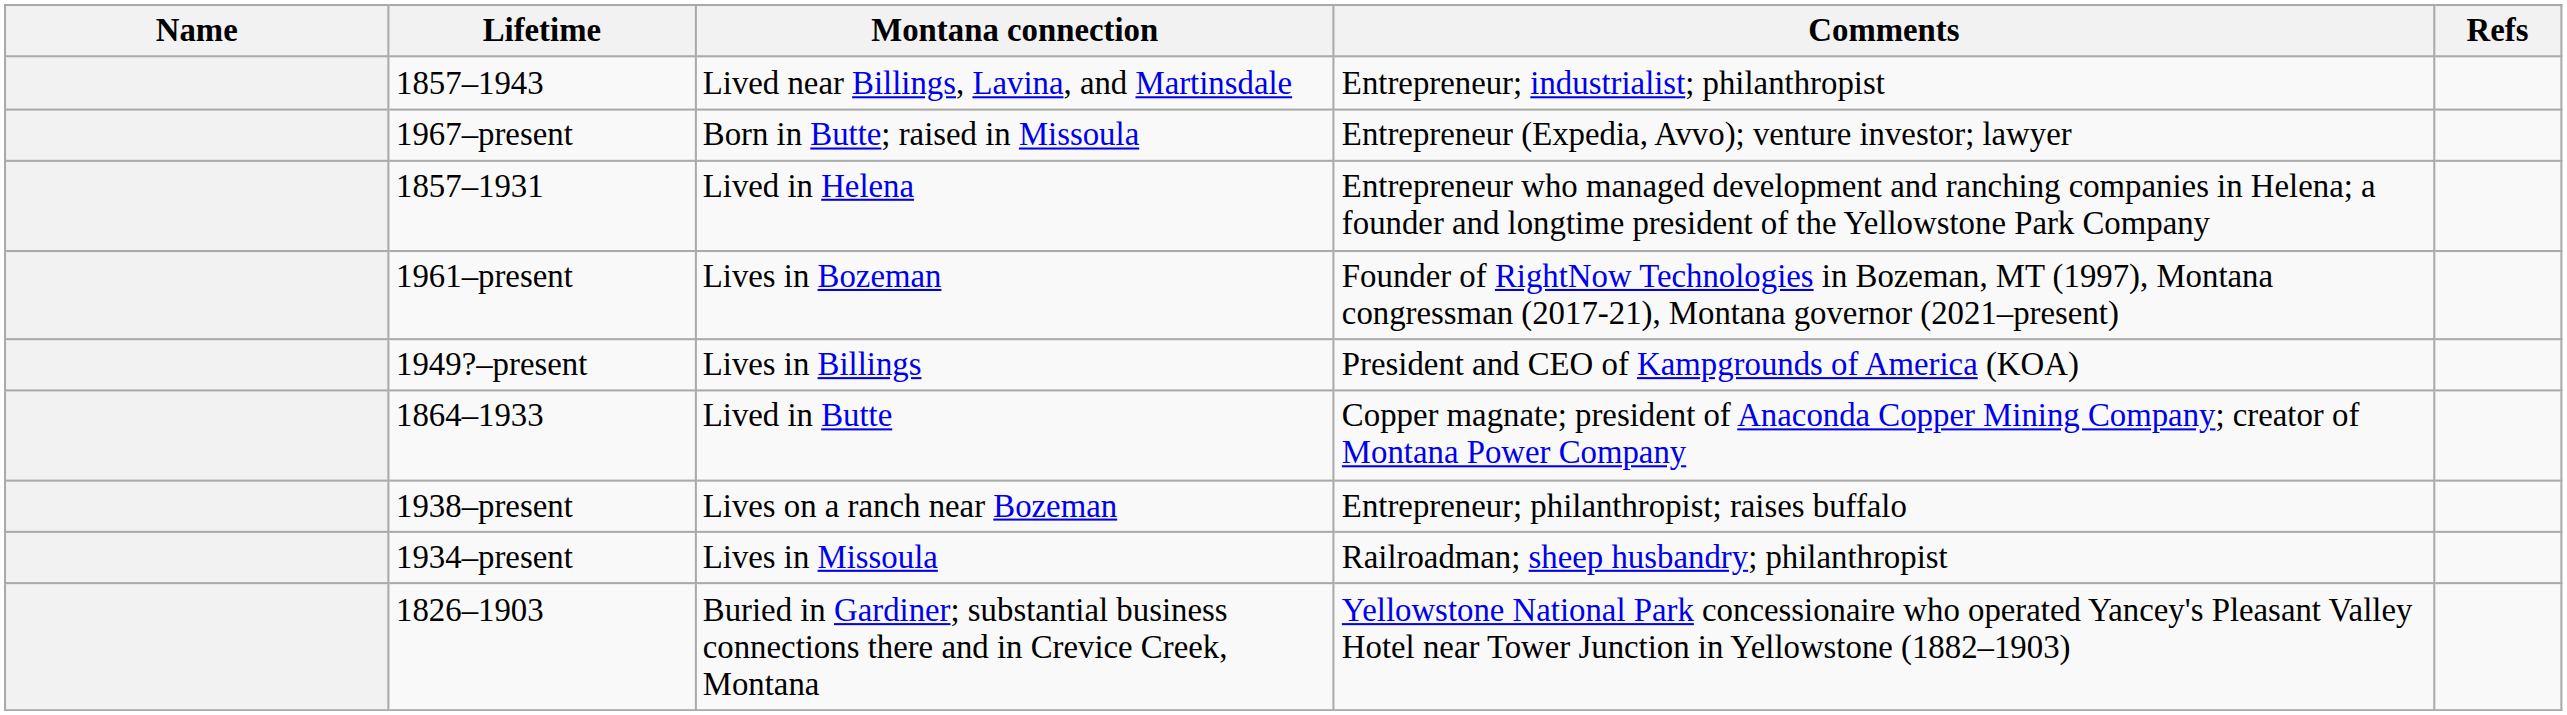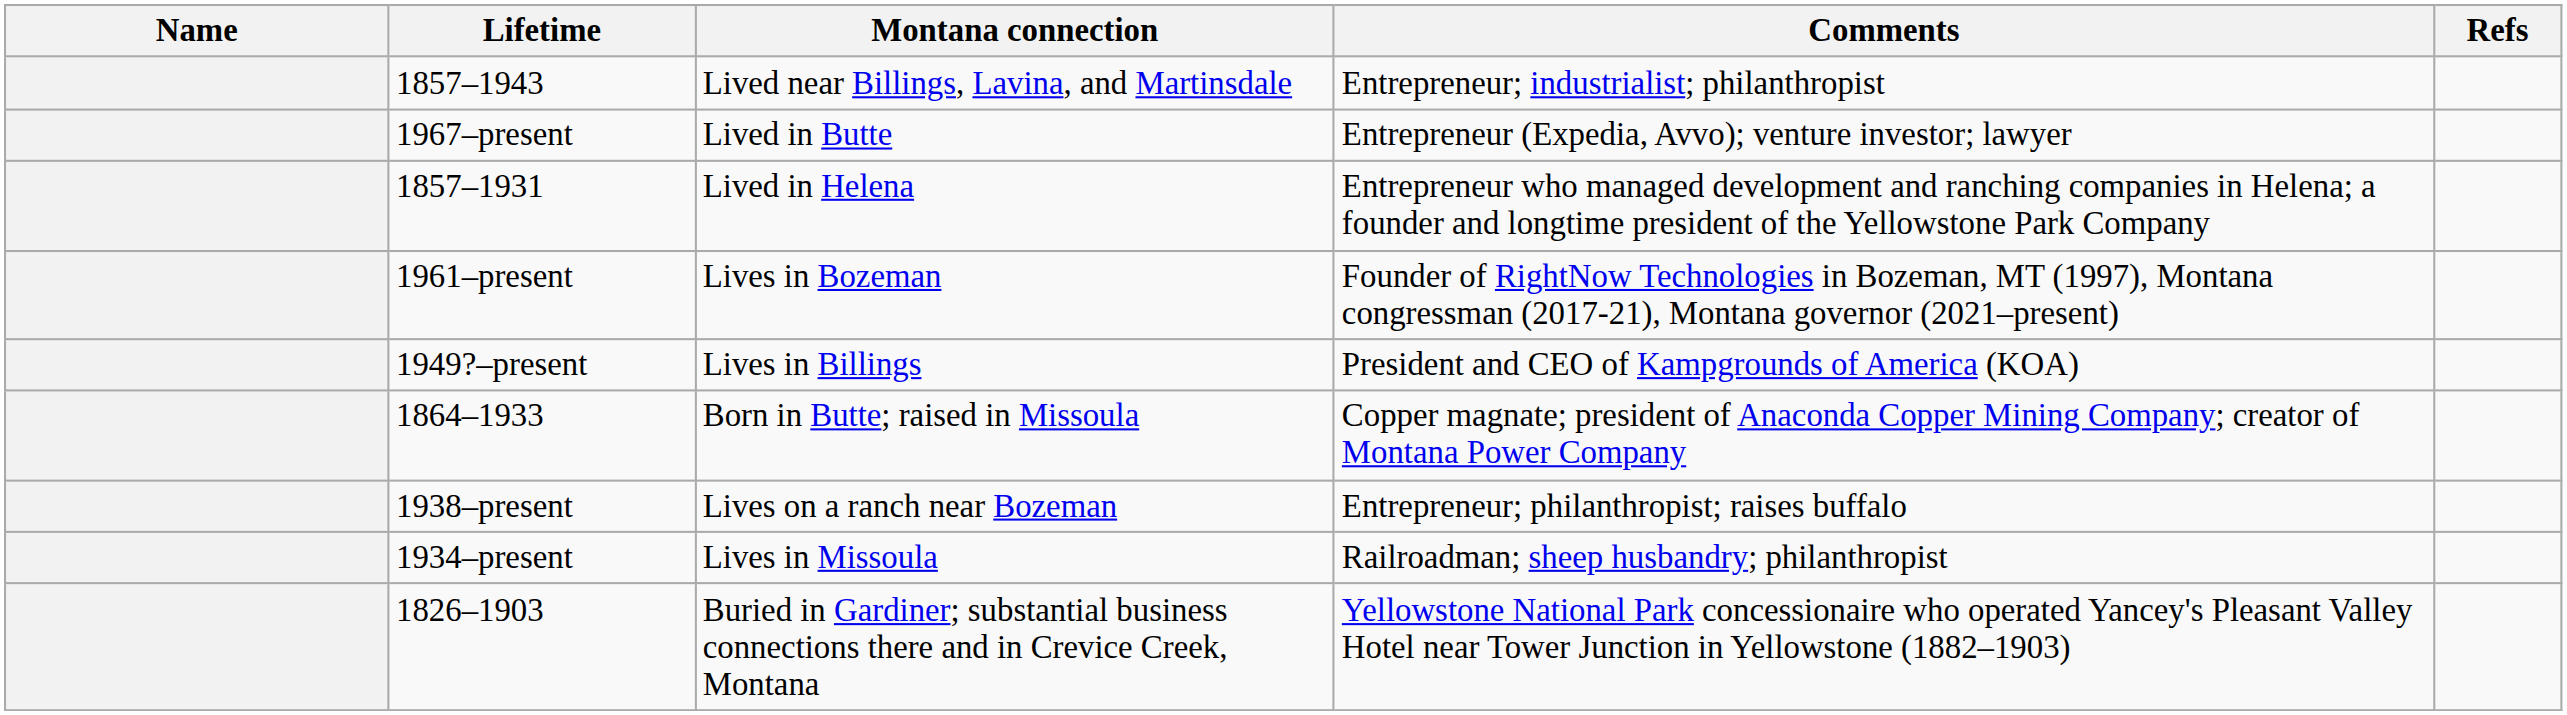(921, 134) Born in Butte; raised in Missoula -> (798, 134) Lived in Butte
(798, 416) Lived in Butte -> (921, 416) Born in Butte; raised in Missoula
